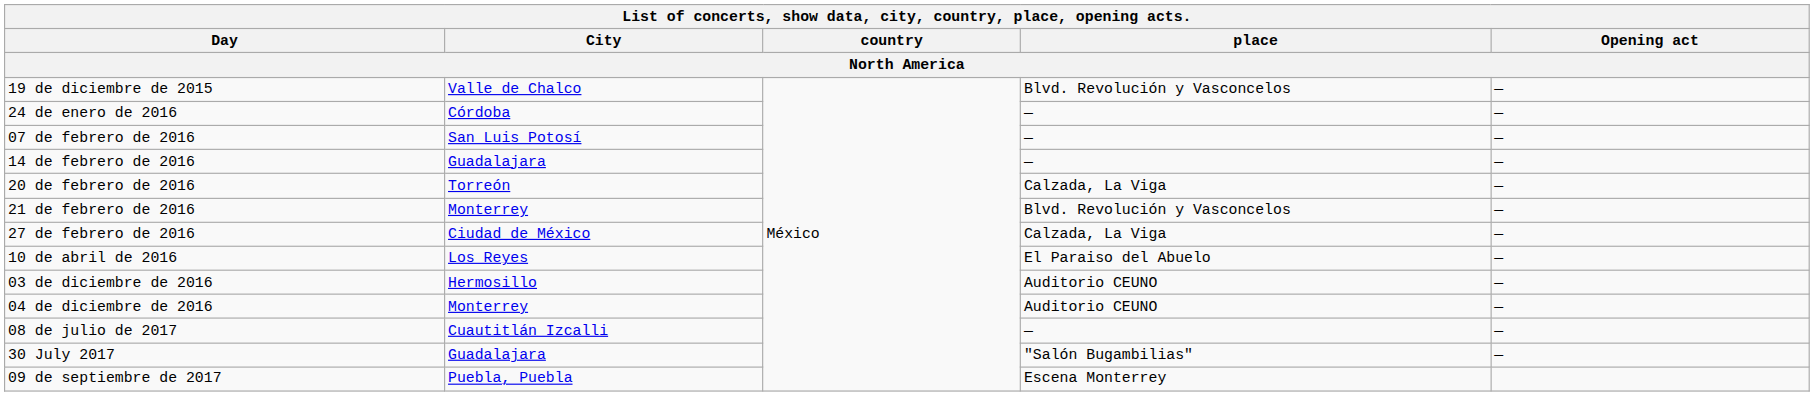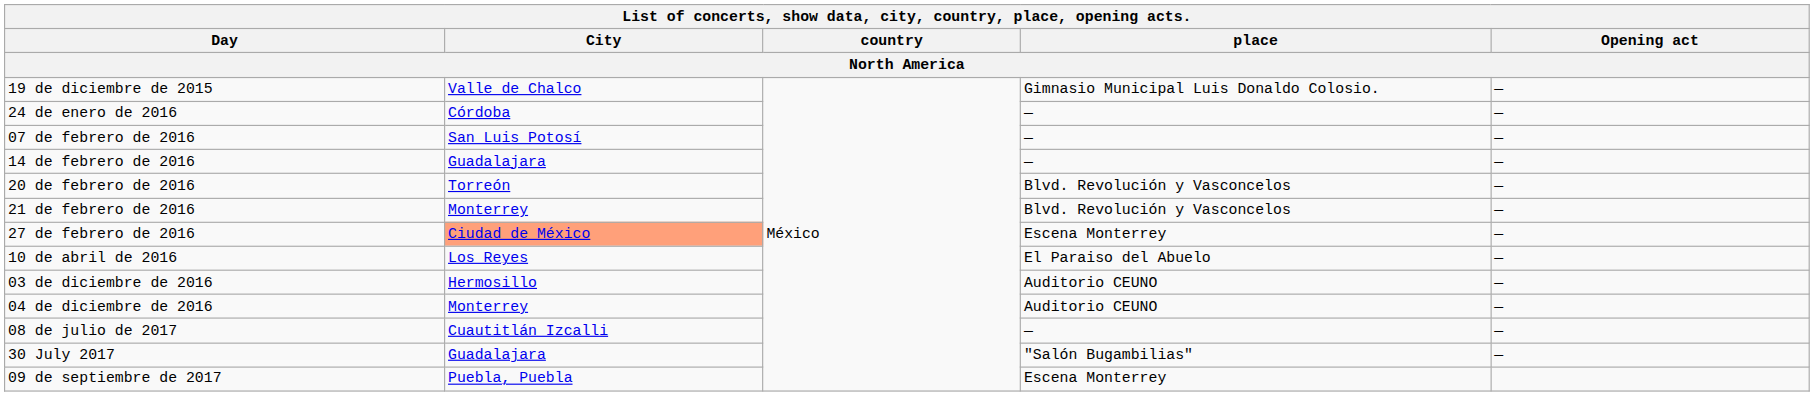(1157, 89) Blvd. Revolución y Vasconcelos -> (1202, 89) Gimnasio Municipal Luis Donaldo Colosio.
(1095, 186) Calzada, La Viga -> (1157, 186) Blvd. Revolución y Vasconcelos
(519, 234) no background -> (519, 234) lightsalmon background
(1095, 234) Calzada, La Viga -> (1095, 234) Escena Monterrey
